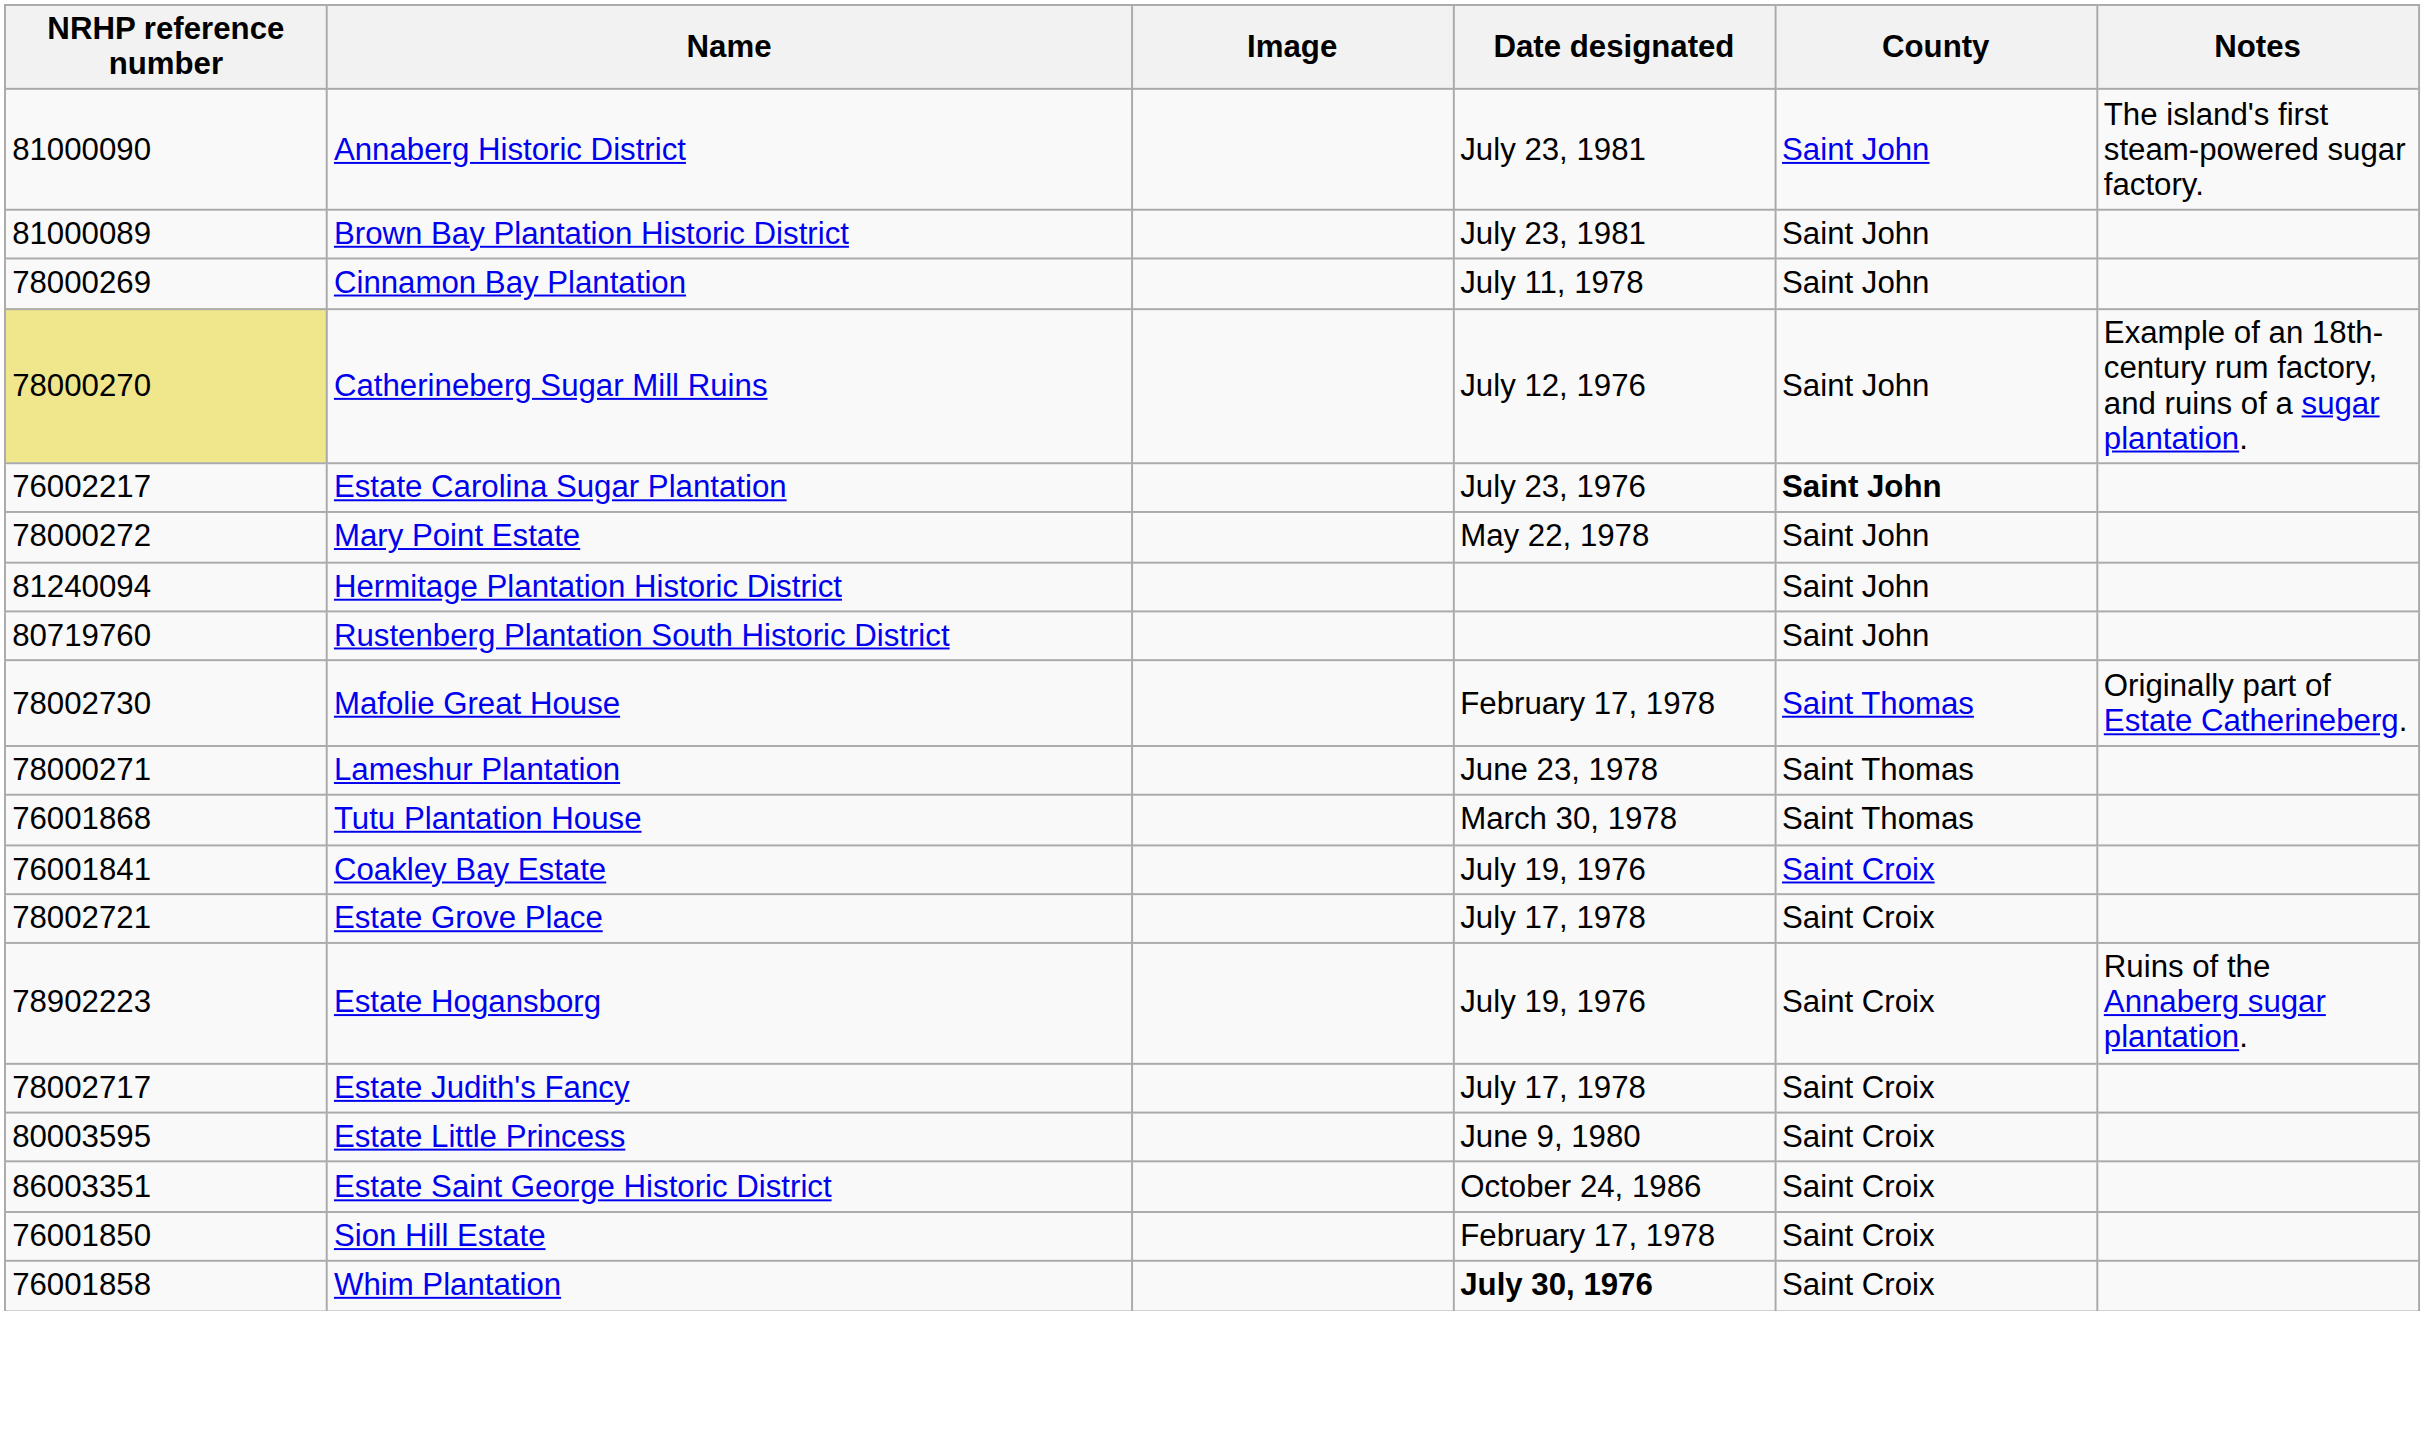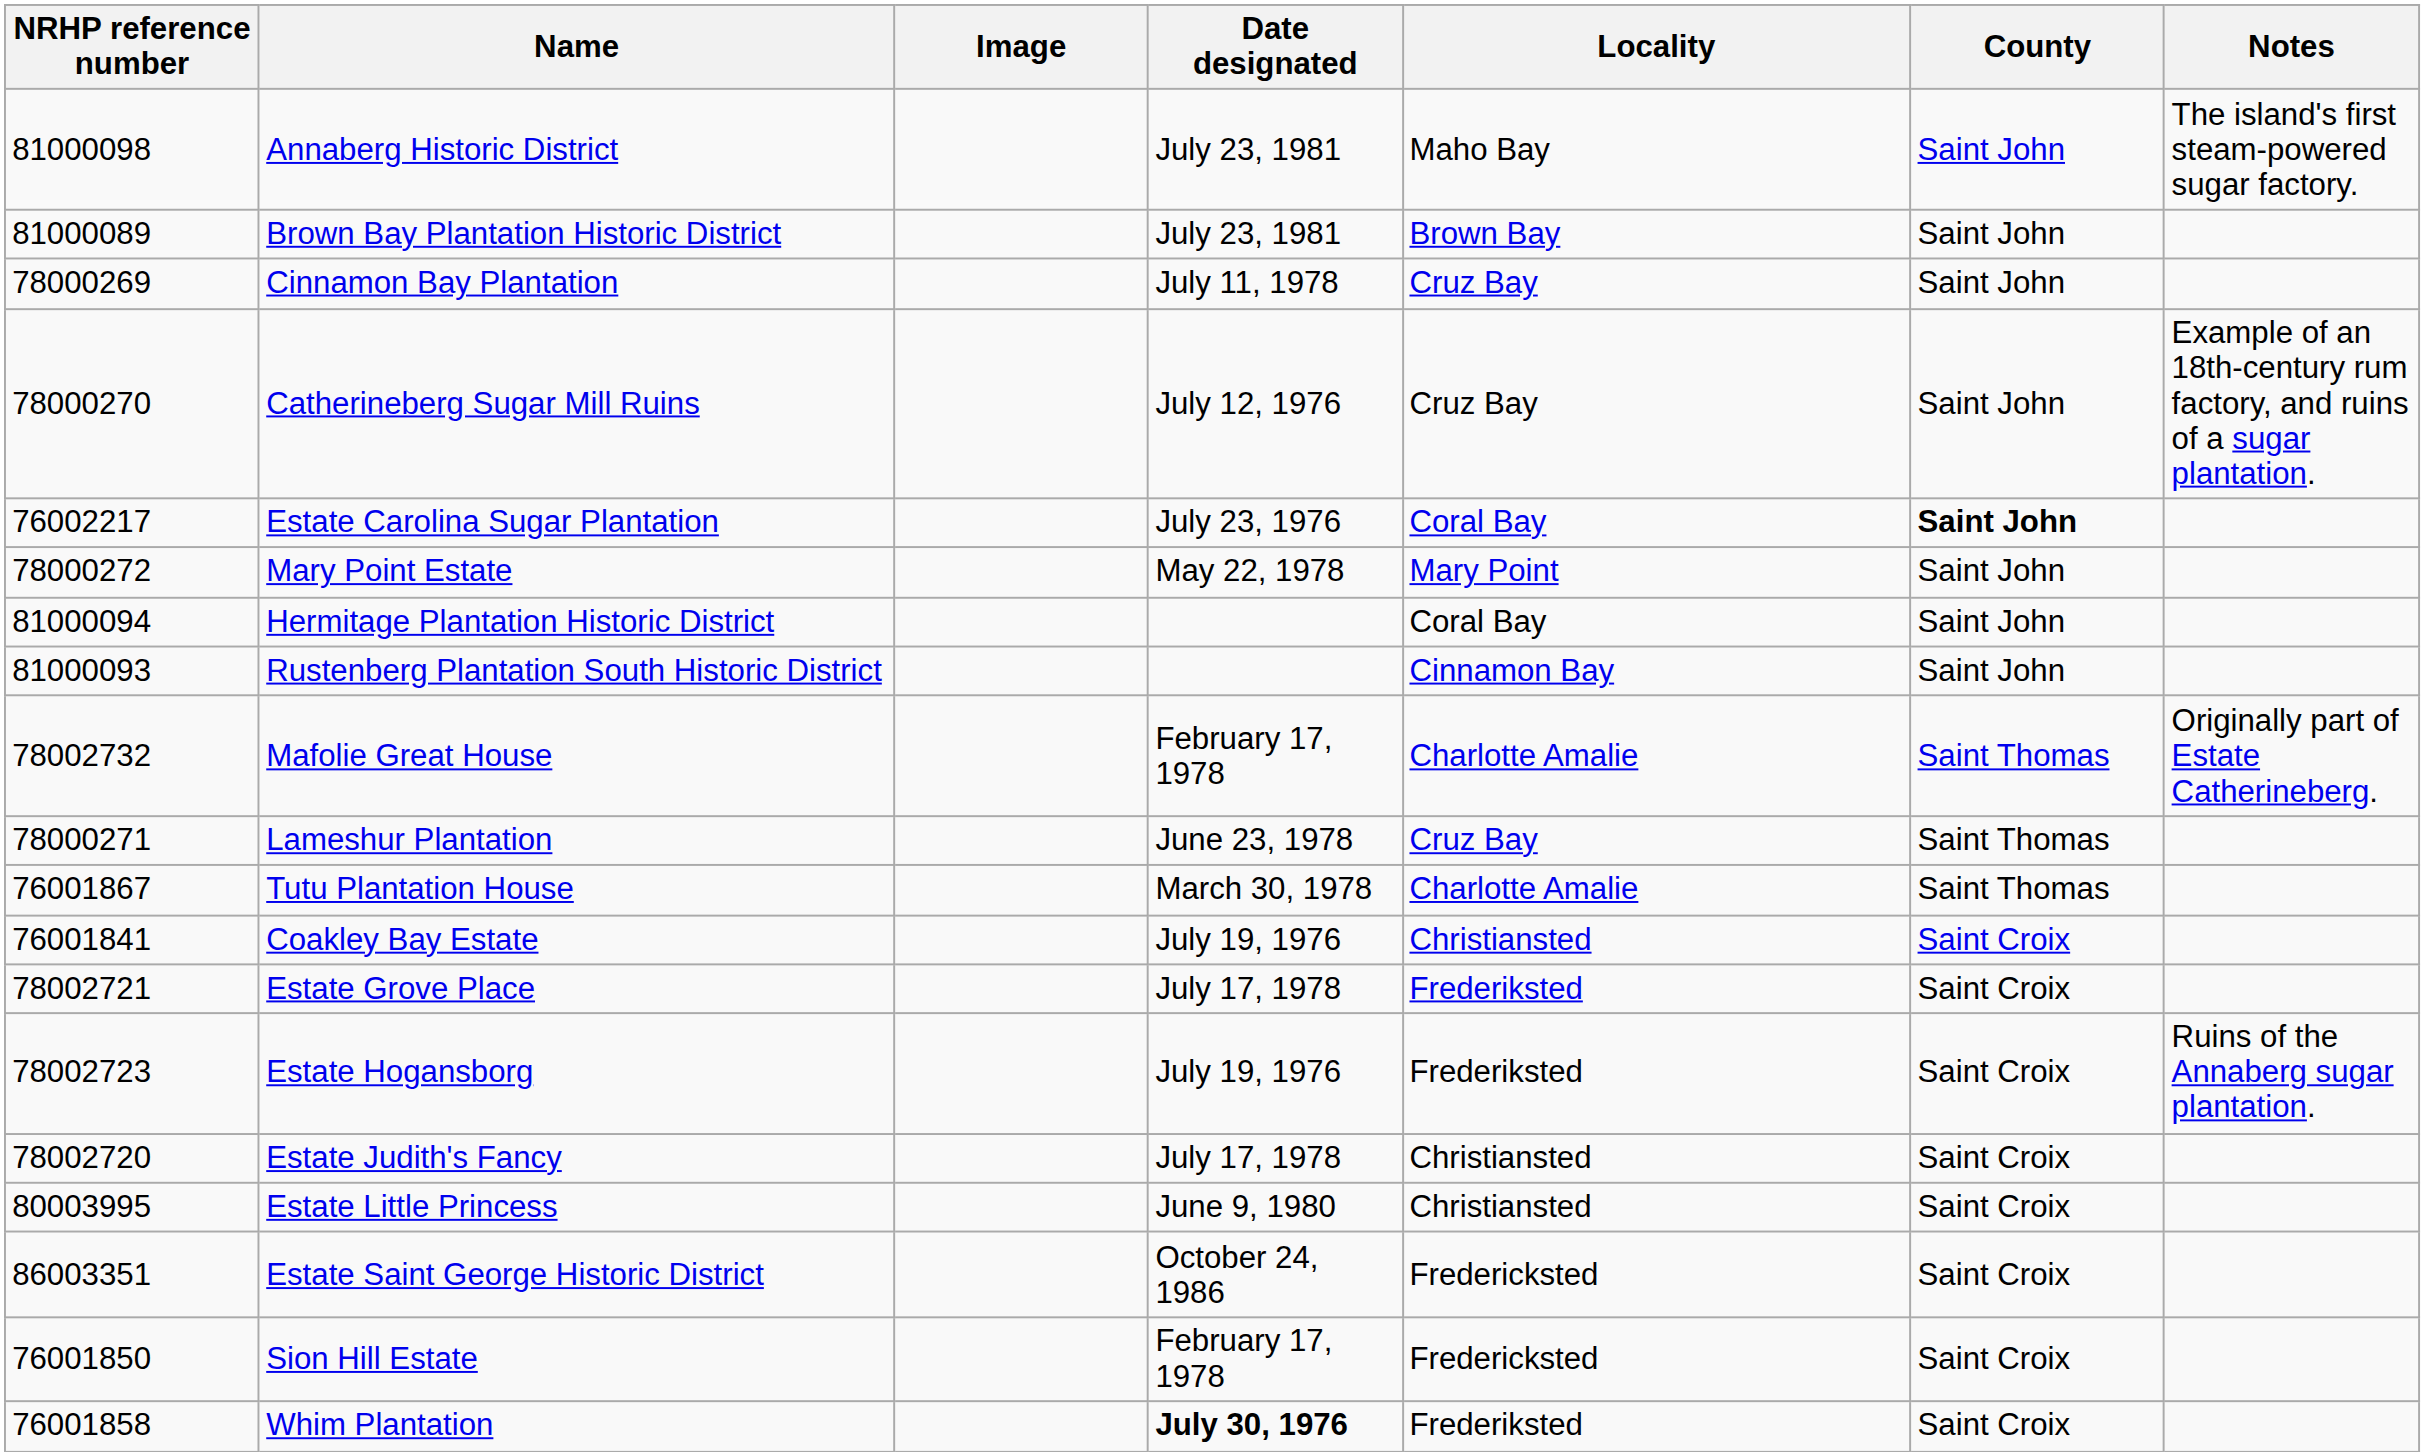+ column: (1656, 46)
(82, 148) 81000090 -> (82, 148) 81000098
(82, 385) khaki background -> (82, 402) no background
(82, 586) 81240094 -> (82, 621) 81000094
(82, 635) 80719760 -> (82, 670) 81000093
(82, 702) 78002730 -> (82, 755) 78002732
(82, 819) 76001868 -> (82, 889) 76001867
(82, 1002) 78902223 -> (82, 1072) 78002723
(82, 1087) 78002717 -> (82, 1157) 78002720
(82, 1136) 80003595 -> (82, 1207) 80003995
